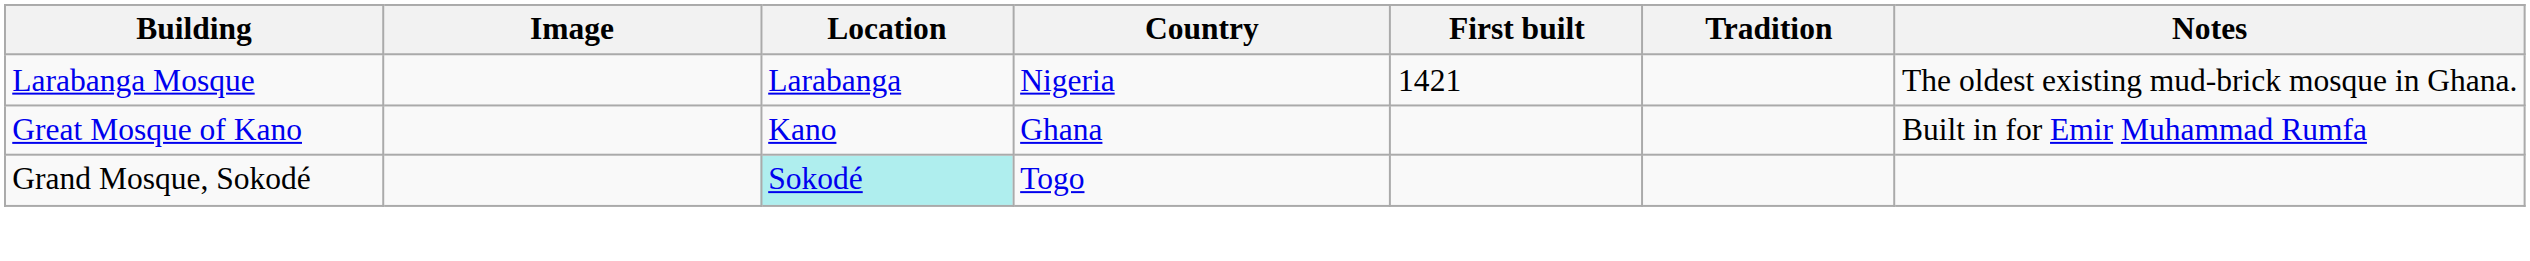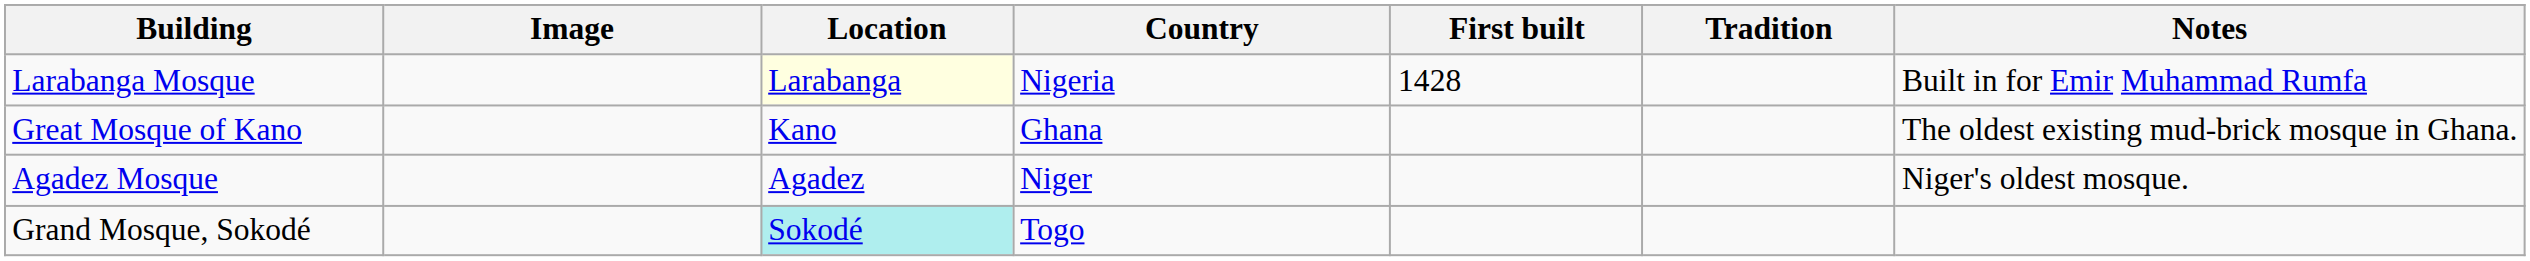(835, 79) no background -> (835, 79) lightyellow background
(1430, 79) 1421 -> (1430, 79) 1428
(2210, 79) The oldest existing mud-brick mosque in Ghana. -> (2135, 79) Built in for Emir Muhammad Rumfa
(2135, 129) Built in for Emir Muhammad Rumfa -> (2210, 129) The oldest existing mud-brick mosque in Ghana.
+ row: (115, 179)
